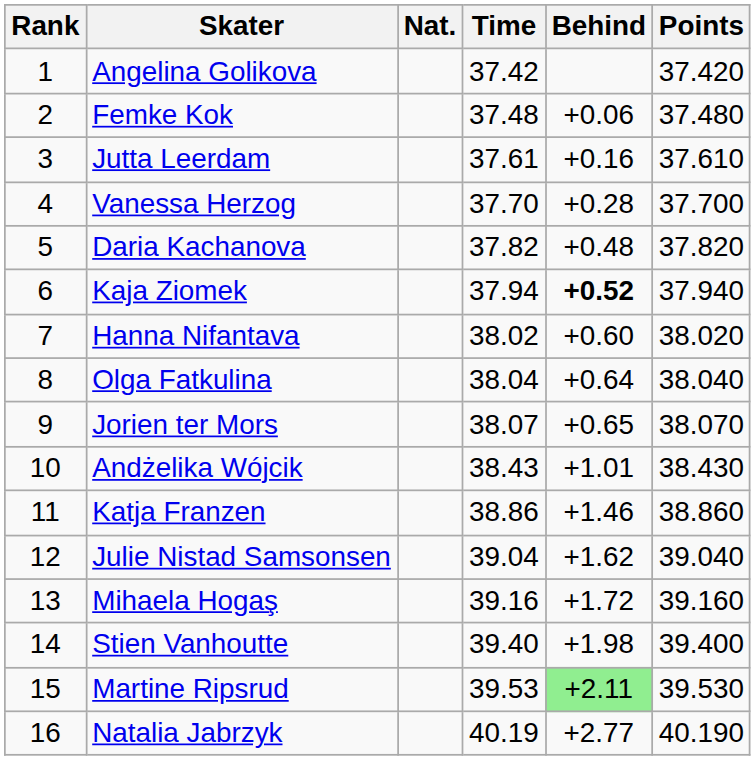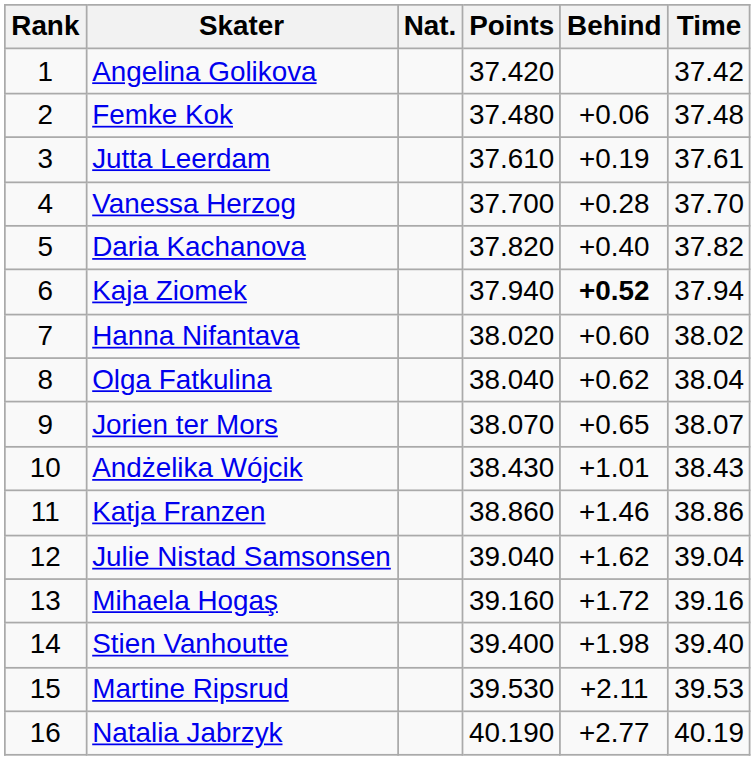columns swapped: (504, 26) <-> (701, 26)
(599, 159) +0.16 -> (614, 159) +0.19
(599, 247) +0.48 -> (614, 247) +0.40
(599, 379) +0.64 -> (614, 379) +0.62
(599, 688) lightgreen background -> (614, 688) no background
